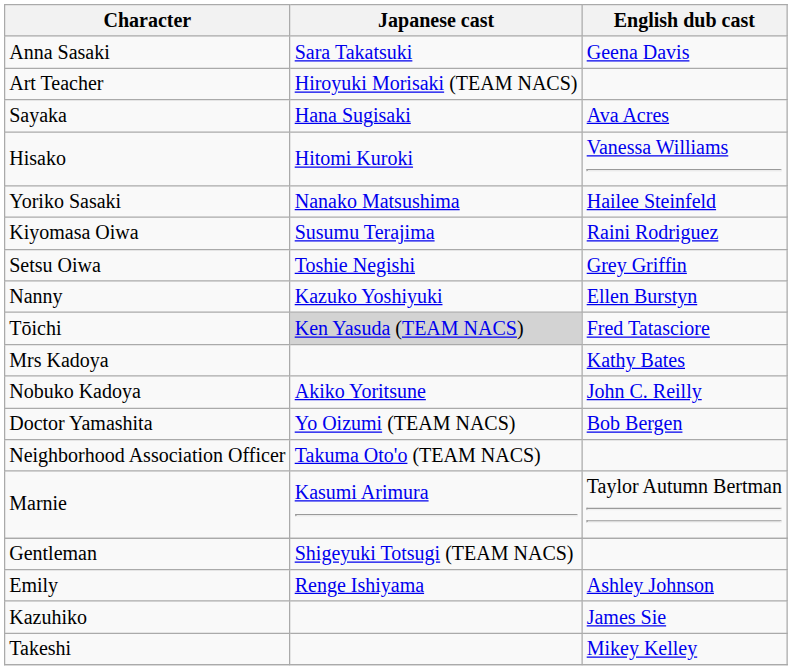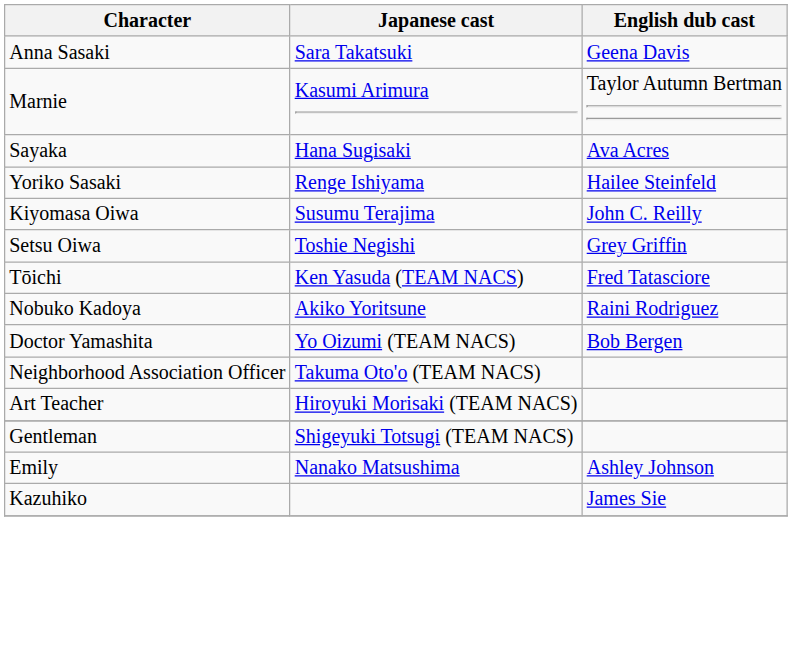rows swapped: (38, 504) <-> (56, 83)
- row: (38, 158)
(377, 201) Nanako Matsushima -> (359, 182) Renge Ishiyama
(653, 233) Raini Rodriguez -> (644, 213) John C. Reilly
- row: (36, 296)
(409, 328) lightgrey background -> (409, 277) no background
- row: (59, 360)
(644, 391) John C. Reilly -> (653, 309) Raini Rodriguez
(359, 585) Renge Ishiyama -> (377, 467) Nanako Matsushima
- row: (40, 648)
